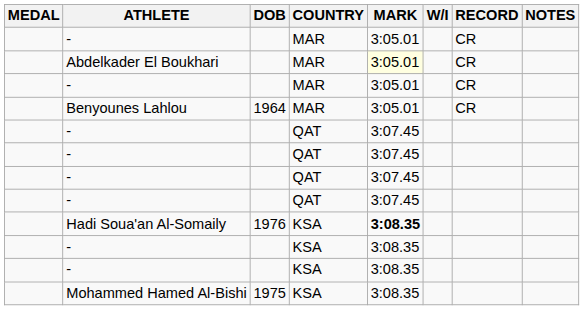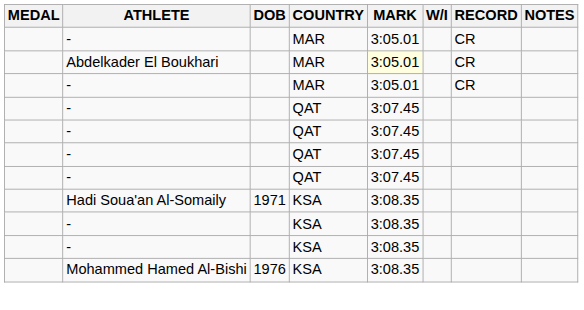- row: (127, 108)
(270, 223) 1976 -> (270, 200) 1971
(395, 223) bold -> (395, 200) normal
(270, 293) 1975 -> (270, 270) 1976
